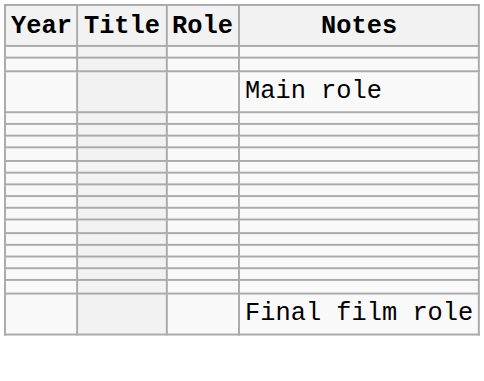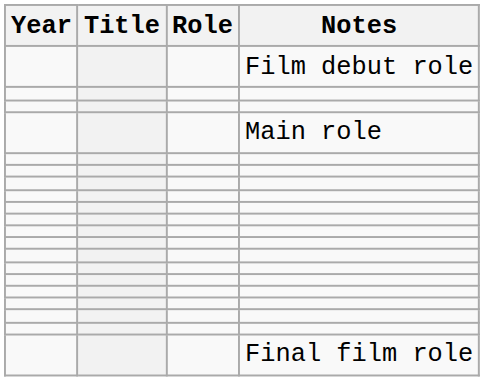+ row: (41, 67)
